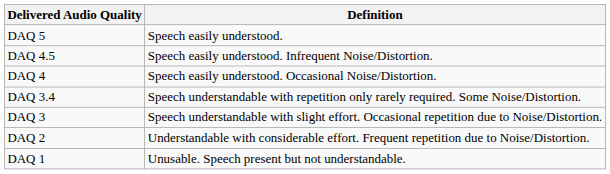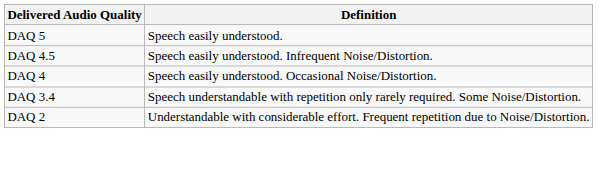- row: (26, 117)
- row: (26, 158)
